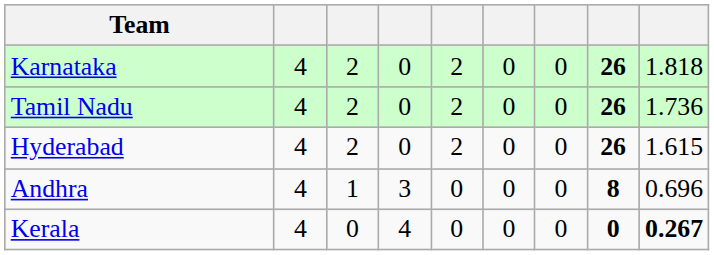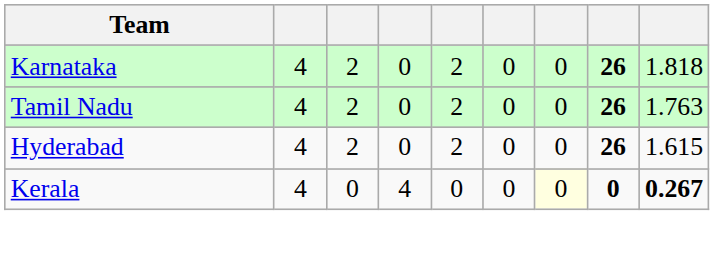(674, 106) 1.736 -> (674, 106) 1.763
- row: (49, 188)
(561, 229) no background -> (561, 188) lightyellow background
